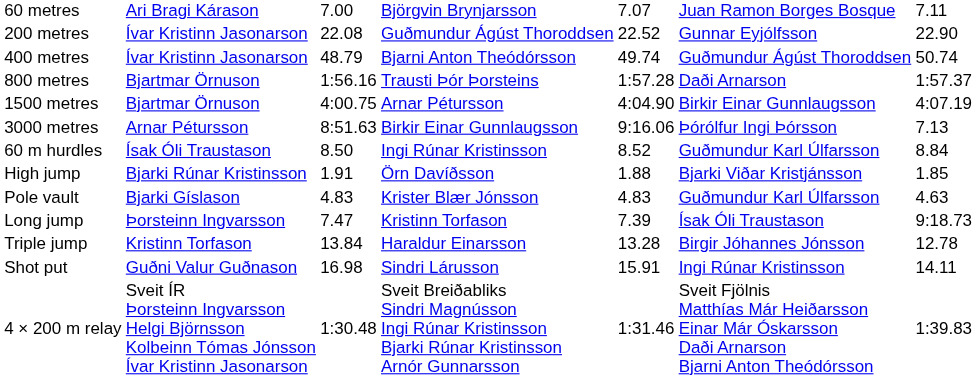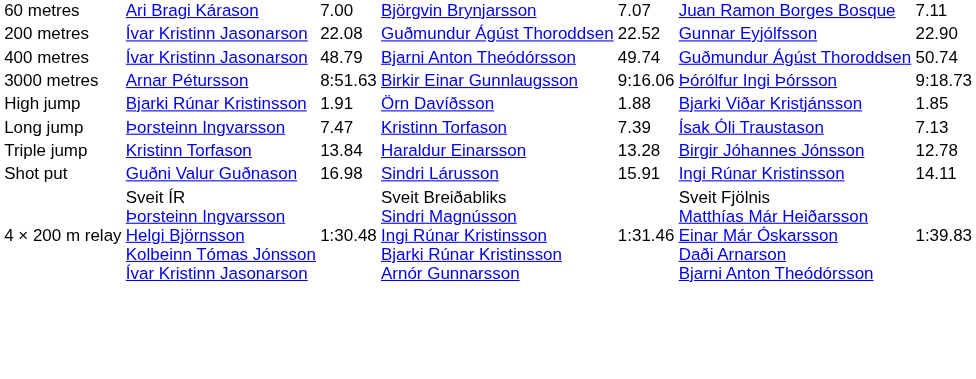- row: (47, 80)
- row: (51, 103)
(932, 127) 7.13 -> (944, 80) 9:18.73
- row: (53, 150)
- row: (41, 197)
(944, 220) 9:18.73 -> (932, 127) 7.13
